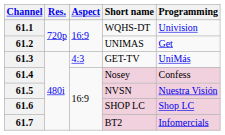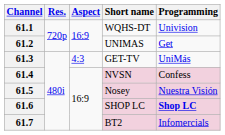(117, 75) Nosey -> (118, 75) NVSN
(118, 91) NVSN -> (117, 91) Nosey
(176, 106) normal -> (177, 106) bold
